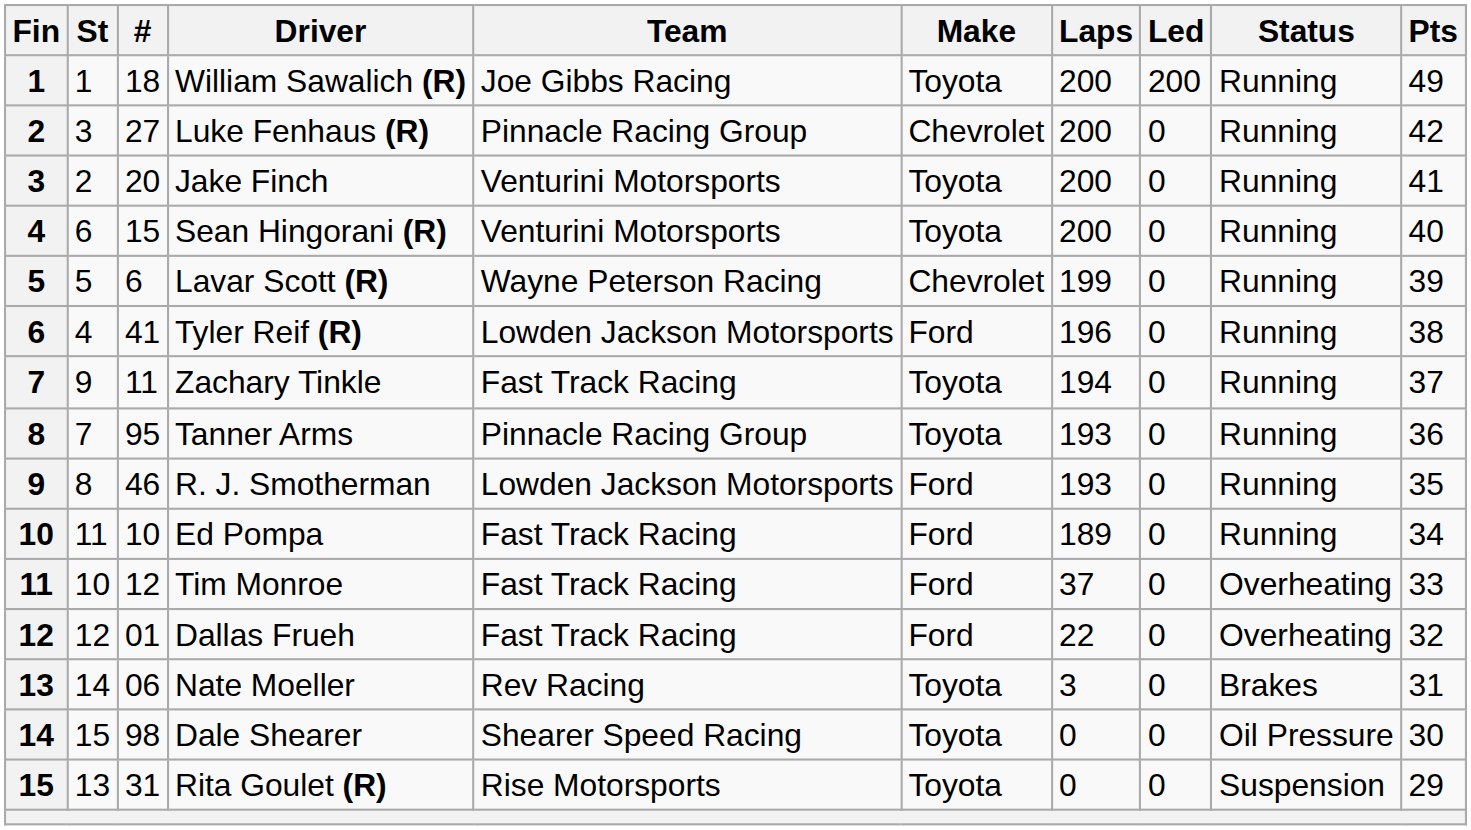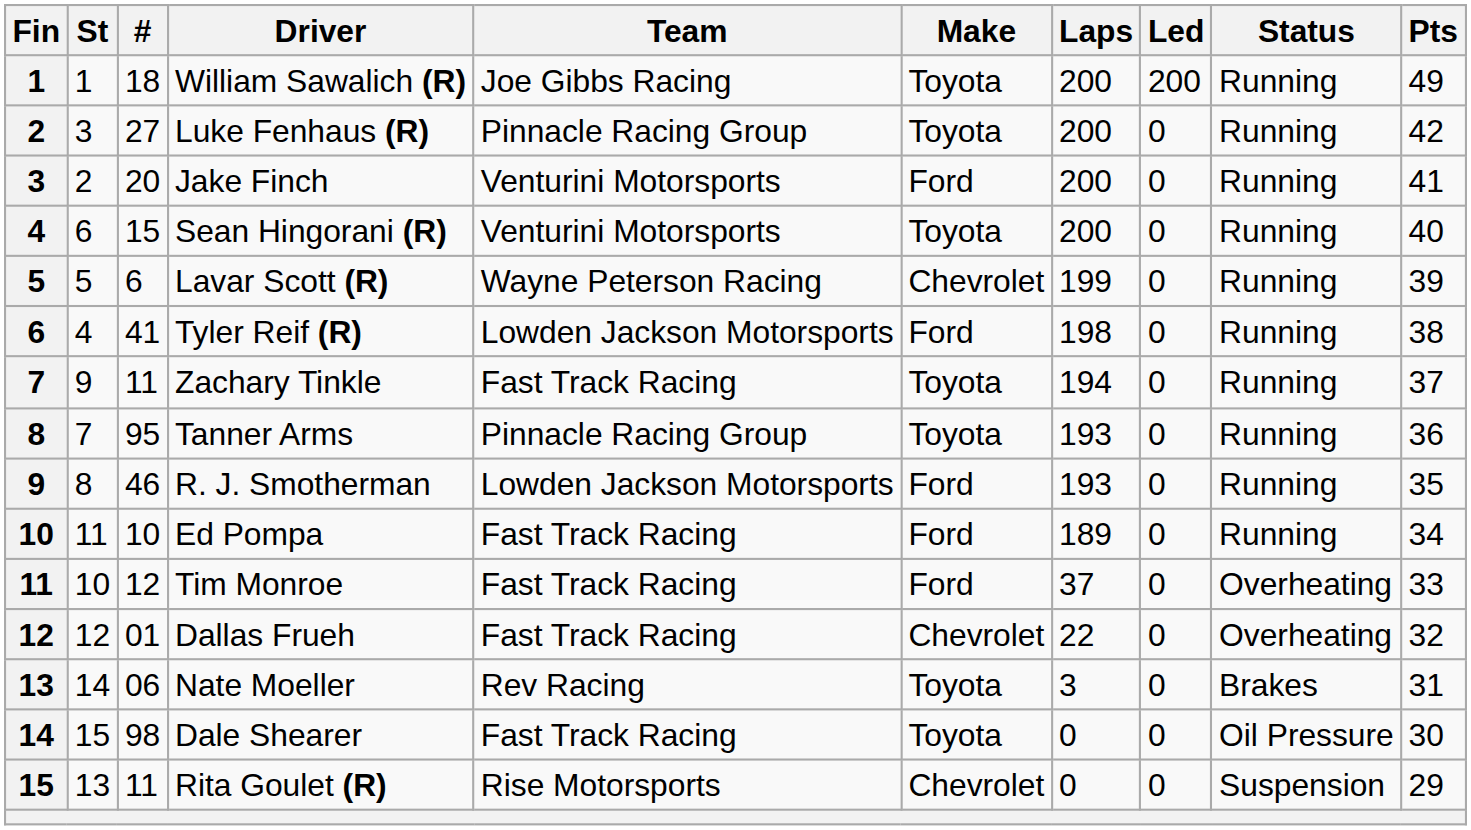(976, 131) Chevrolet -> (955, 131) Toyota
(955, 181) Toyota -> (941, 181) Ford
(1086, 332) 196 -> (1086, 332) 198
(941, 634) Ford -> (976, 634) Chevrolet
(641, 734) Shearer Speed Racing -> (609, 734) Fast Track Racing
(143, 785) 31 -> (141, 785) 11
(955, 785) Toyota -> (976, 785) Chevrolet
